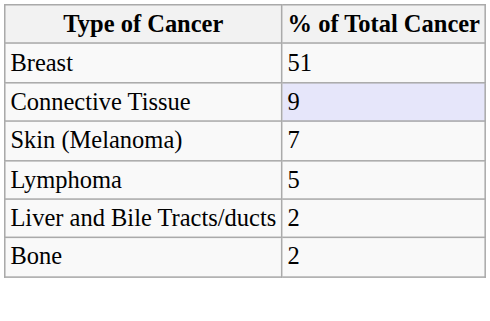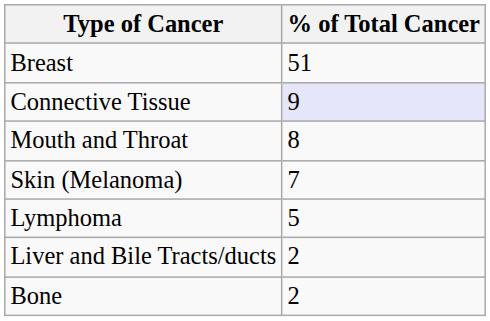+ row: (99, 140)
